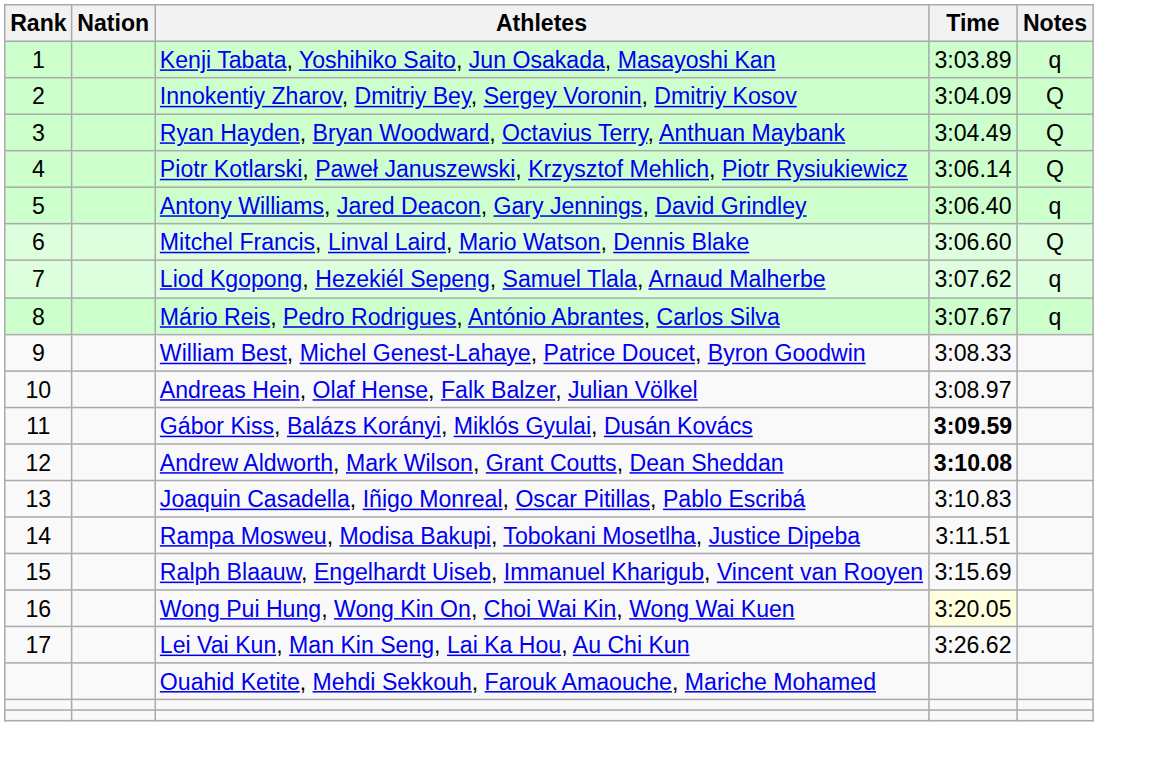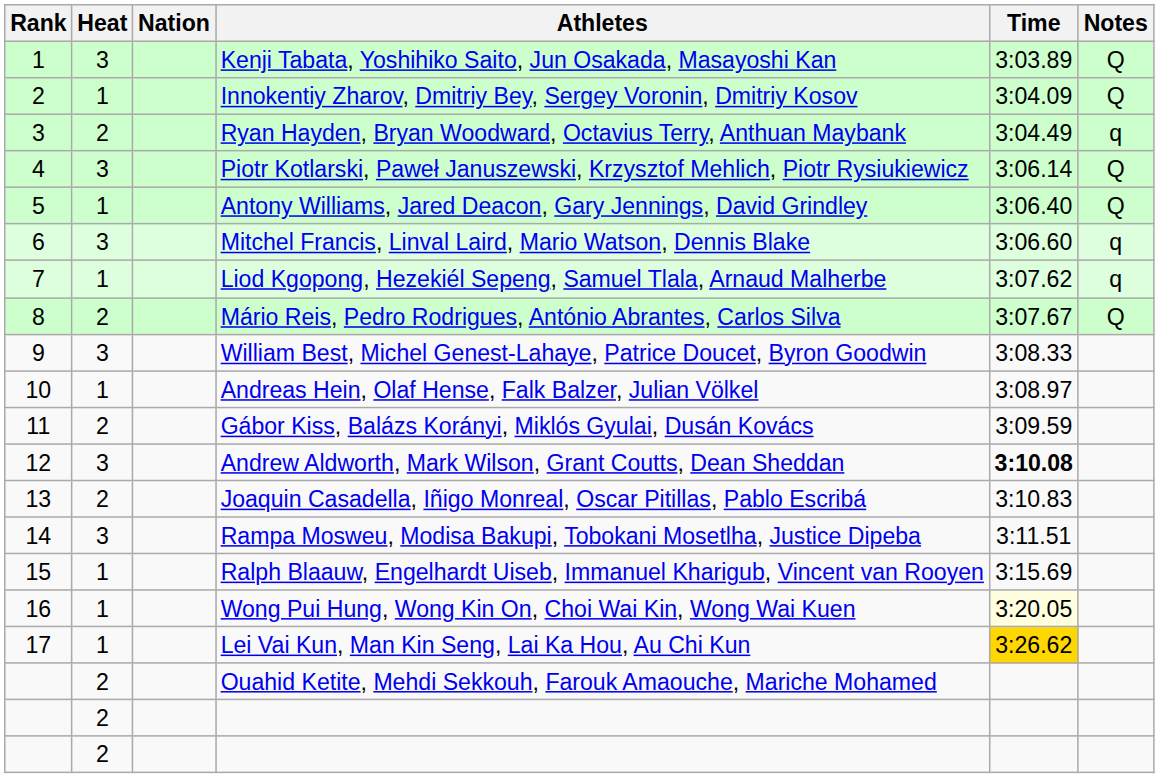+ column: (102, 23)
(1055, 60) q -> (1116, 60) Q
(1055, 133) Q -> (1116, 133) q
(1055, 206) q -> (1116, 206) Q
(1055, 243) Q -> (1116, 243) q
(1055, 316) q -> (1116, 316) Q
(973, 426) bold -> (1034, 426) normal
(973, 645) no background -> (1034, 645) gold background
